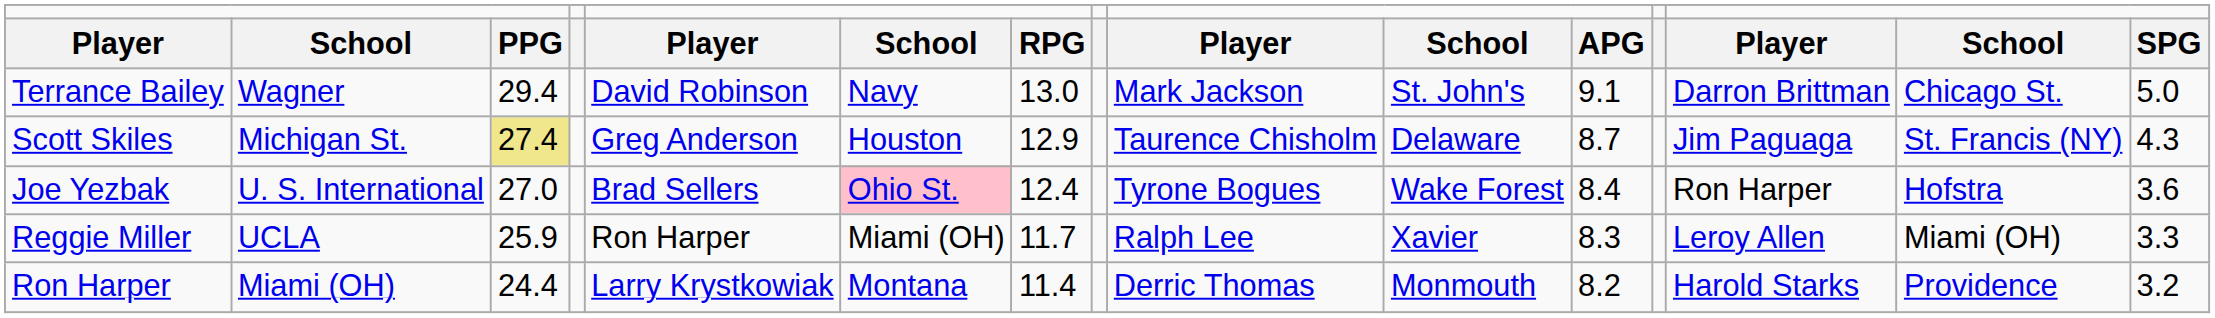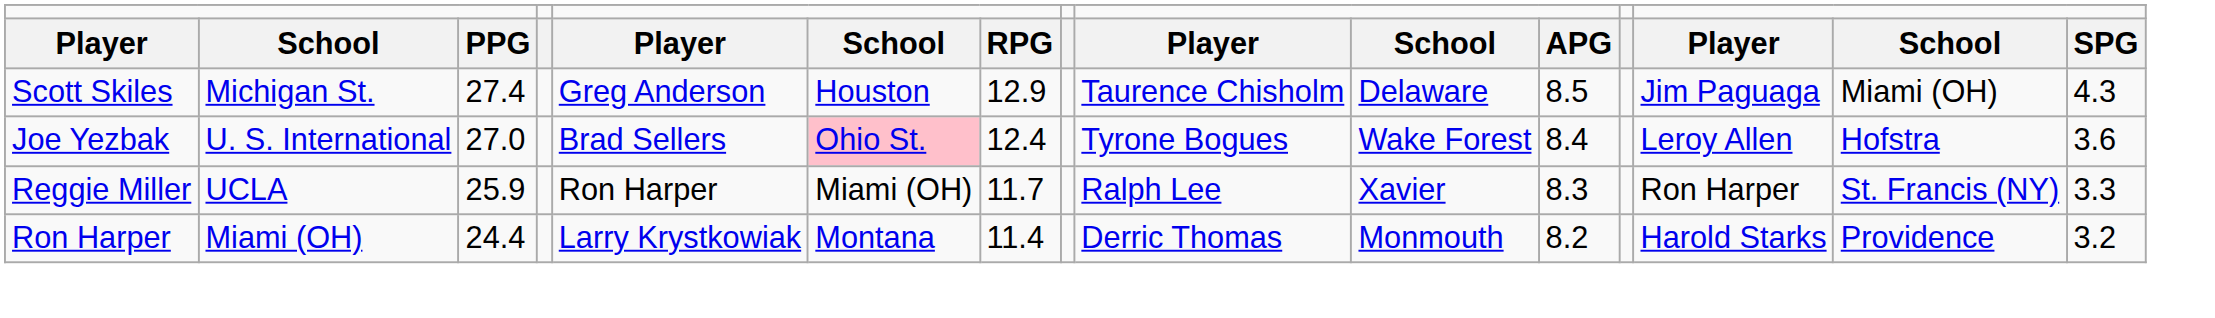- row: (118, 91)
(528, 140) khaki background -> (495, 91) no background
(1599, 140) 8.7 -> (1567, 91) 8.5
(2013, 140) St. Francis (NY) -> (1919, 91) Miami (OH)
(1752, 189) Ron Harper -> (1717, 140) Leroy Allen
(1749, 237) Leroy Allen -> (1720, 189) Ron Harper
(1982, 237) Miami (OH) -> (1950, 189) St. Francis (NY)
